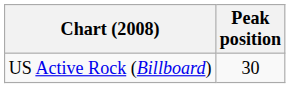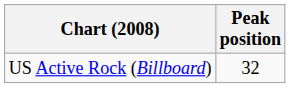(250, 67) 30 -> (250, 67) 32
